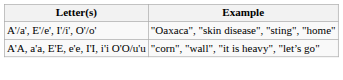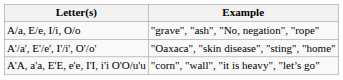+ row: (44, 30)
